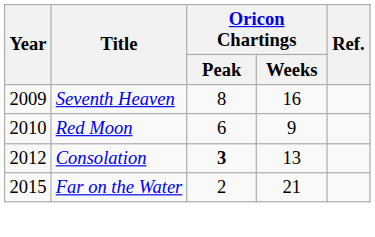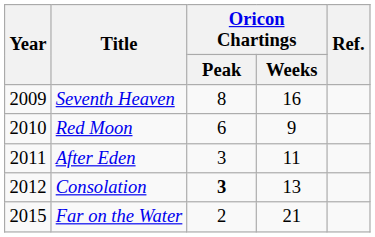+ row: (96, 157)
